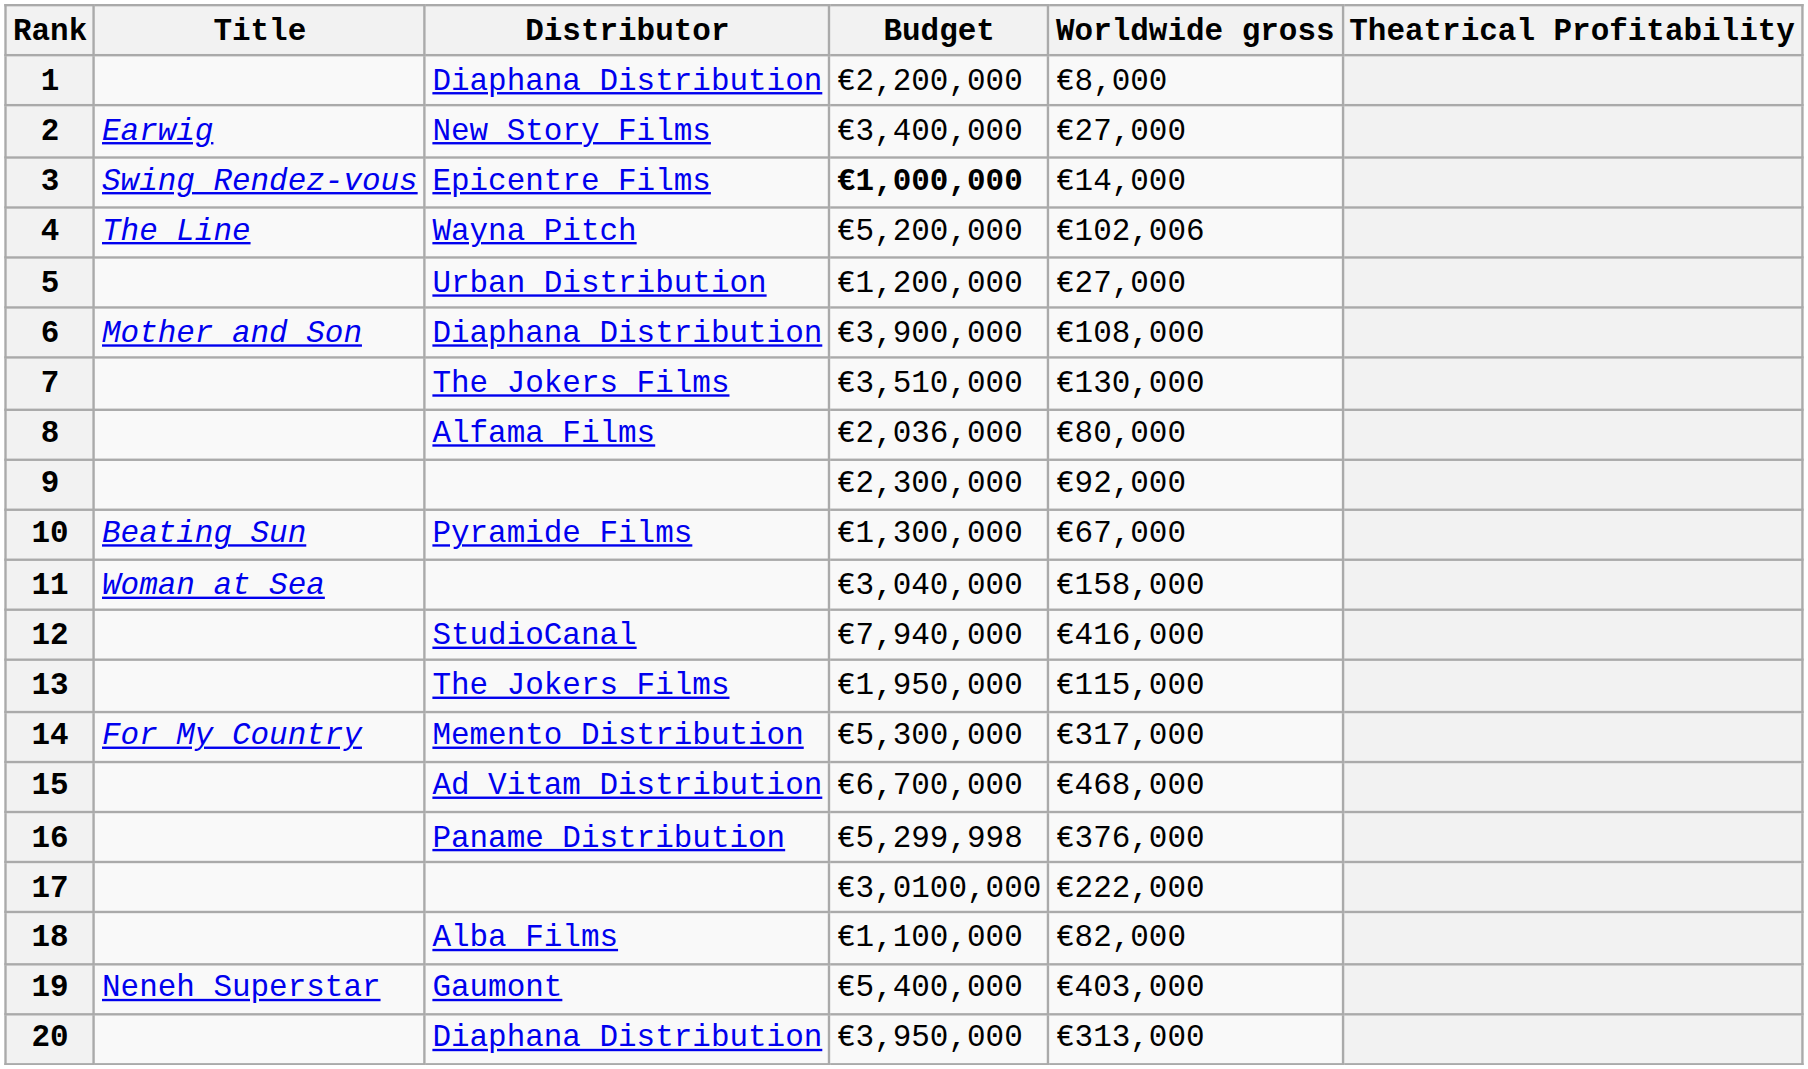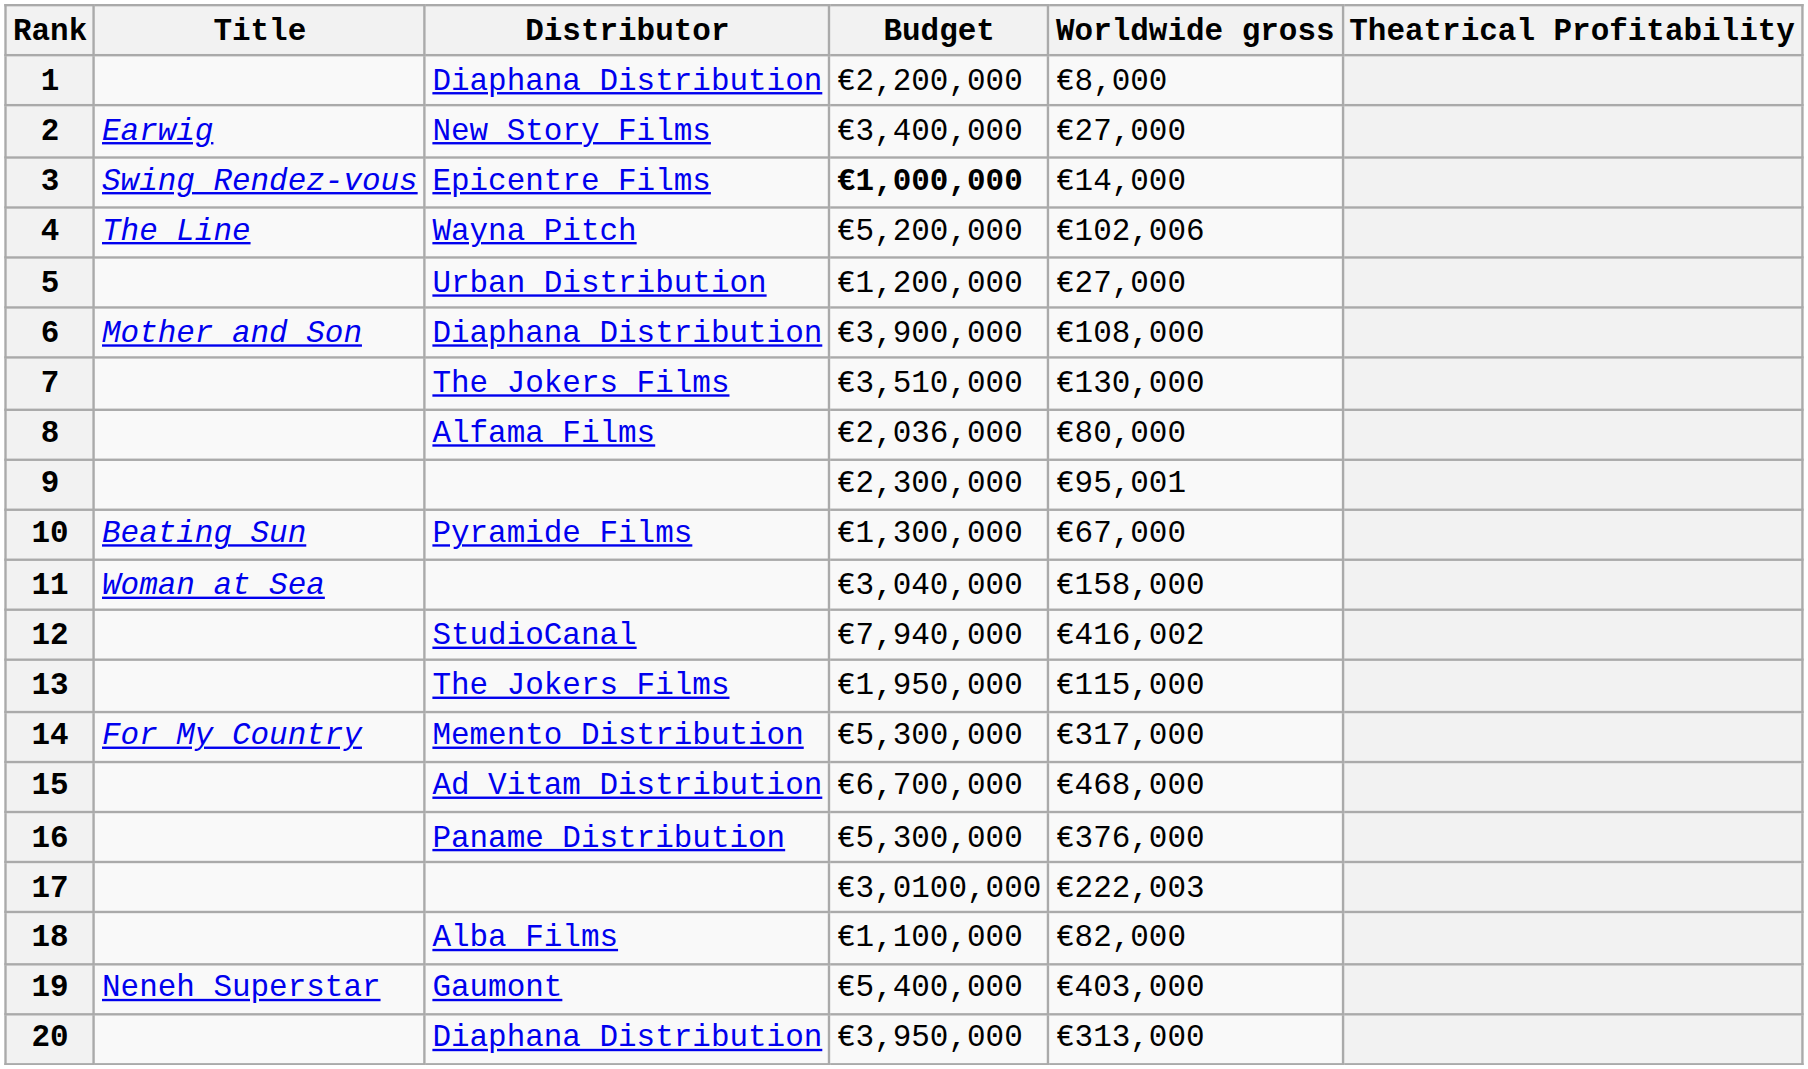(1121, 484) €92,000 -> (1121, 484) €95,001
(1130, 636) €416,000 -> (1130, 636) €416,002
(930, 837) €5,299,998 -> (930, 837) €5,300,000
(1130, 888) €222,000 -> (1130, 888) €222,003
